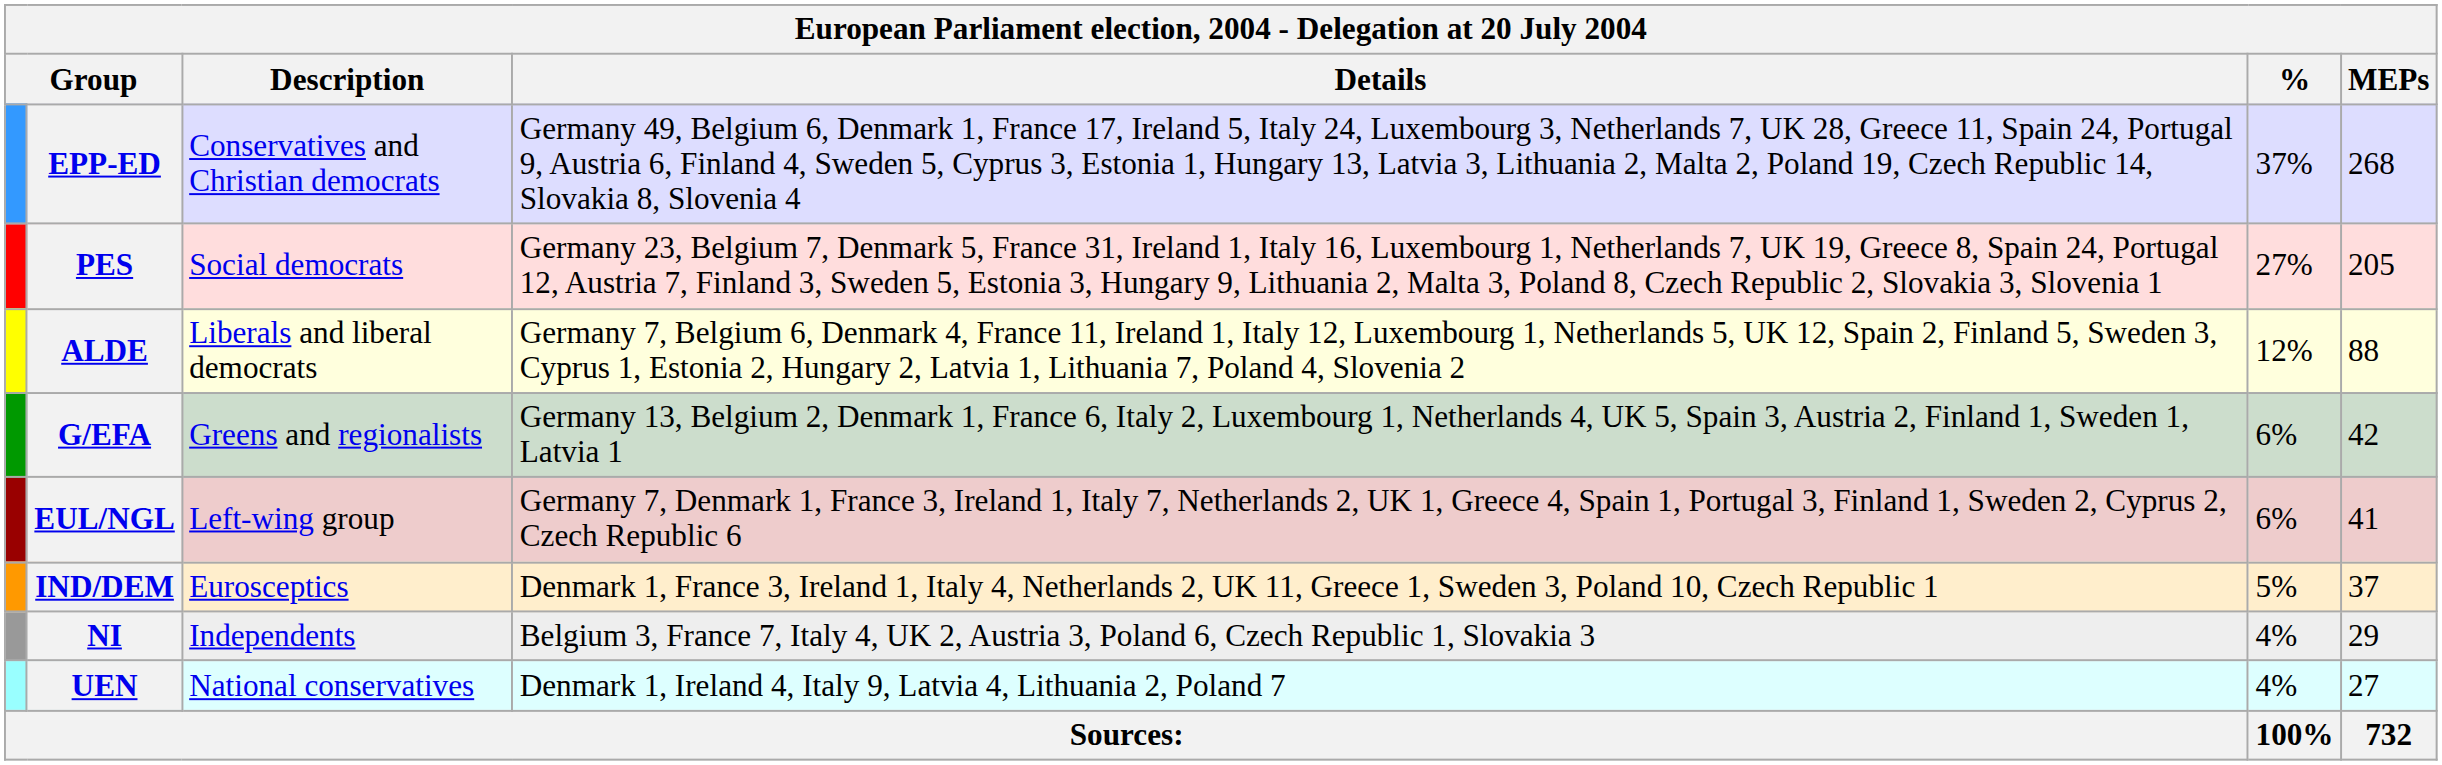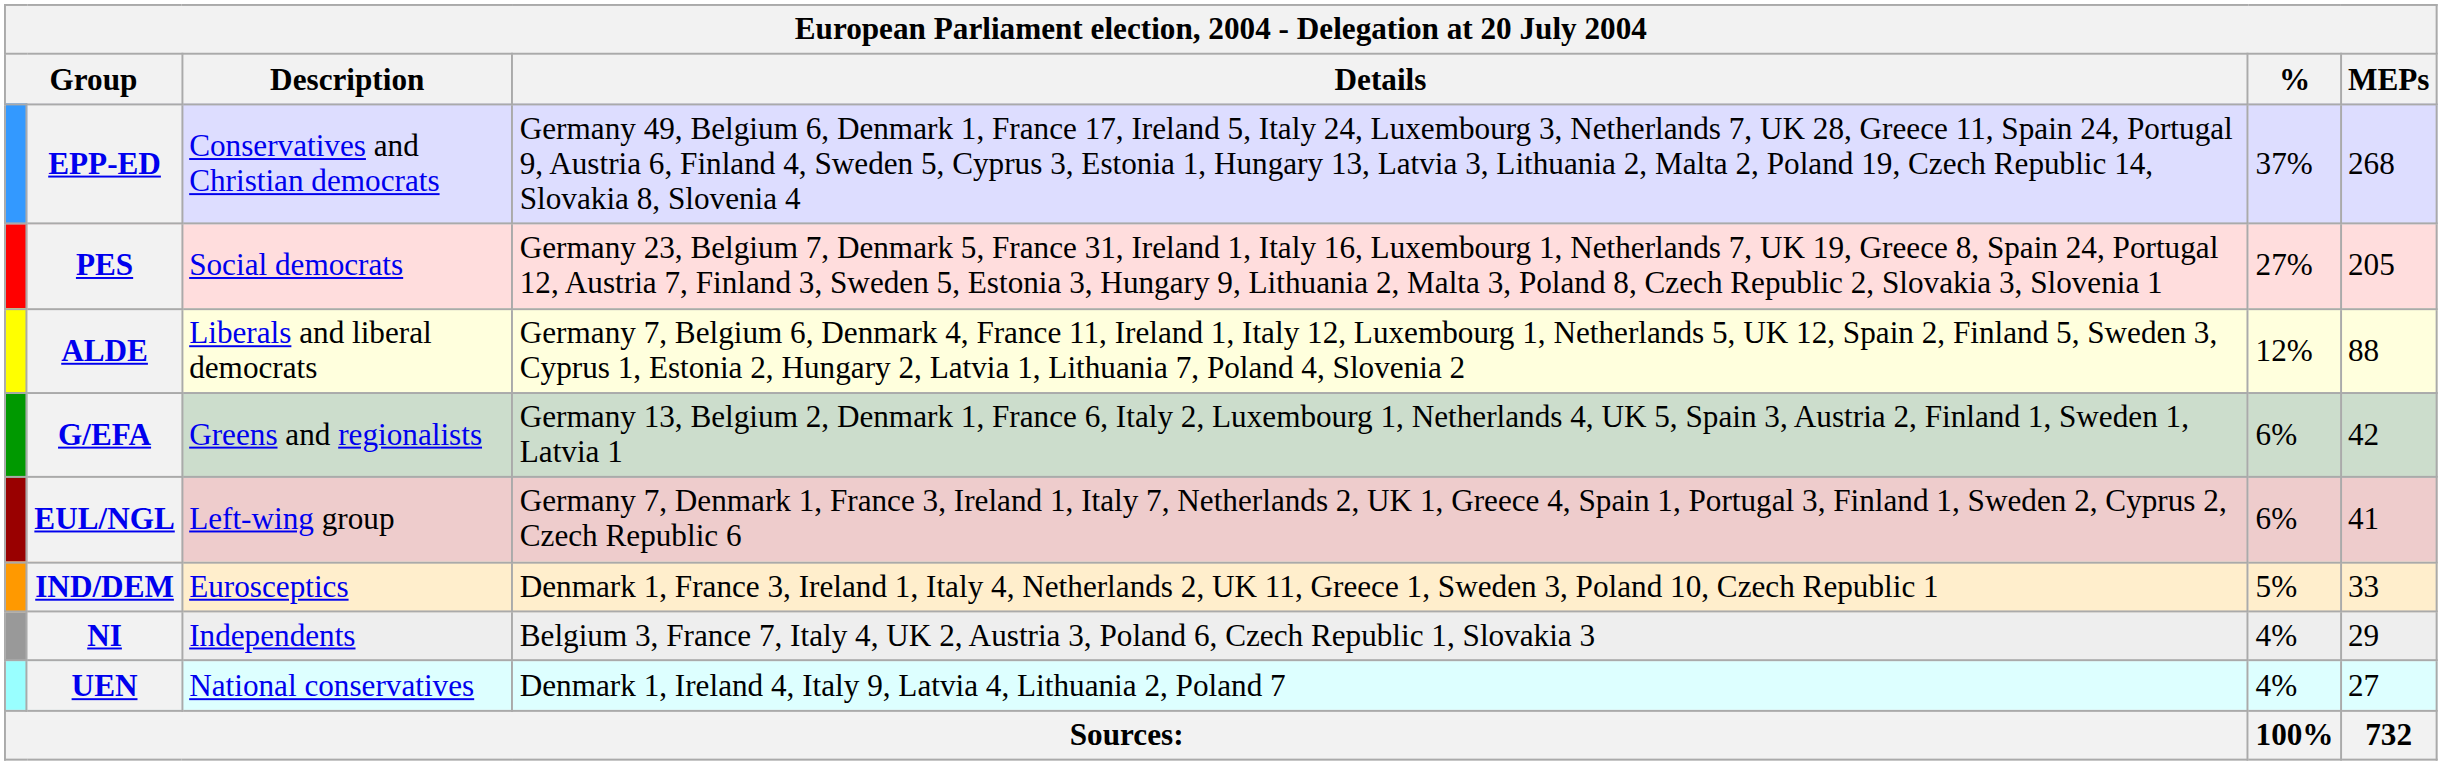(2364, 586) 37 -> (2364, 586) 33
